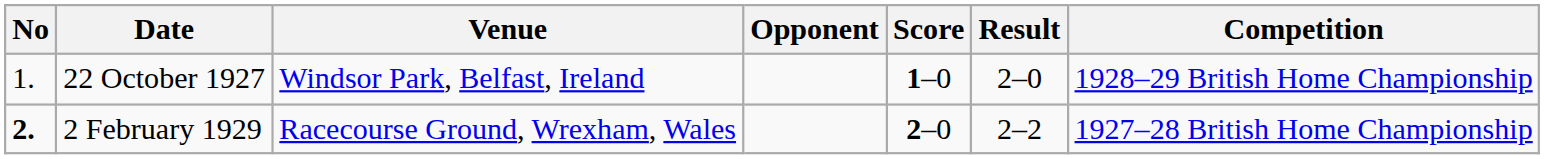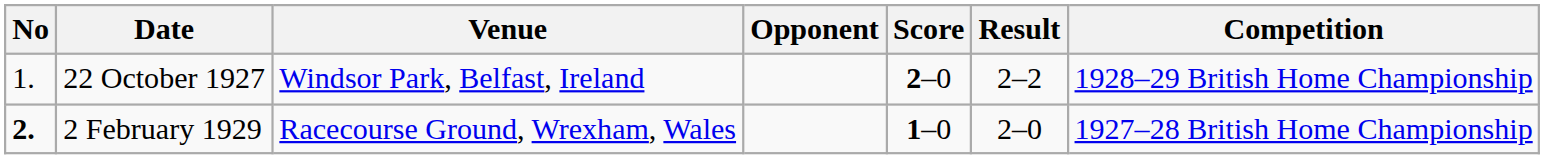(929, 78) 1–0 -> (929, 78) 2–0
(1019, 78) 2–0 -> (1019, 78) 2–2
(929, 128) 2–0 -> (929, 128) 1–0
(1019, 128) 2–2 -> (1019, 128) 2–0
